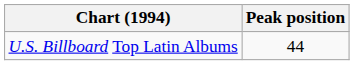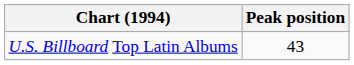(295, 45) 44 -> (295, 45) 43
